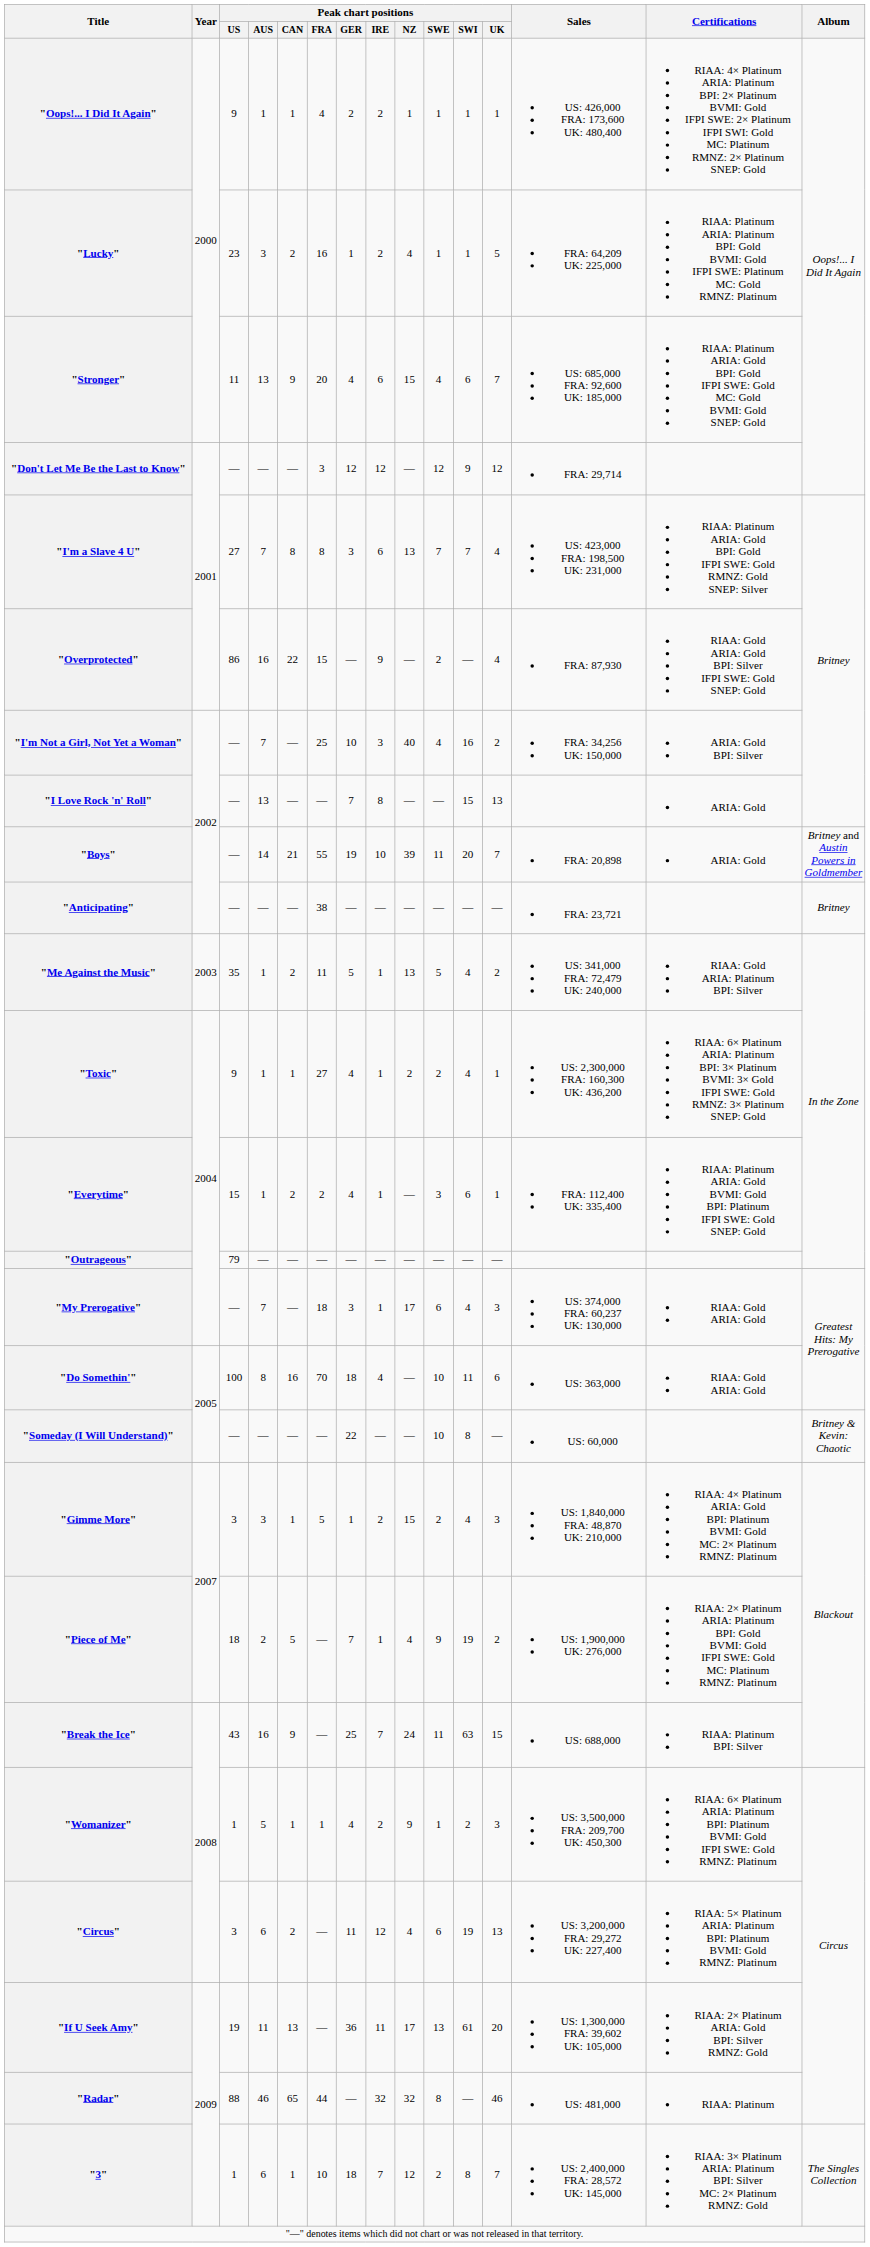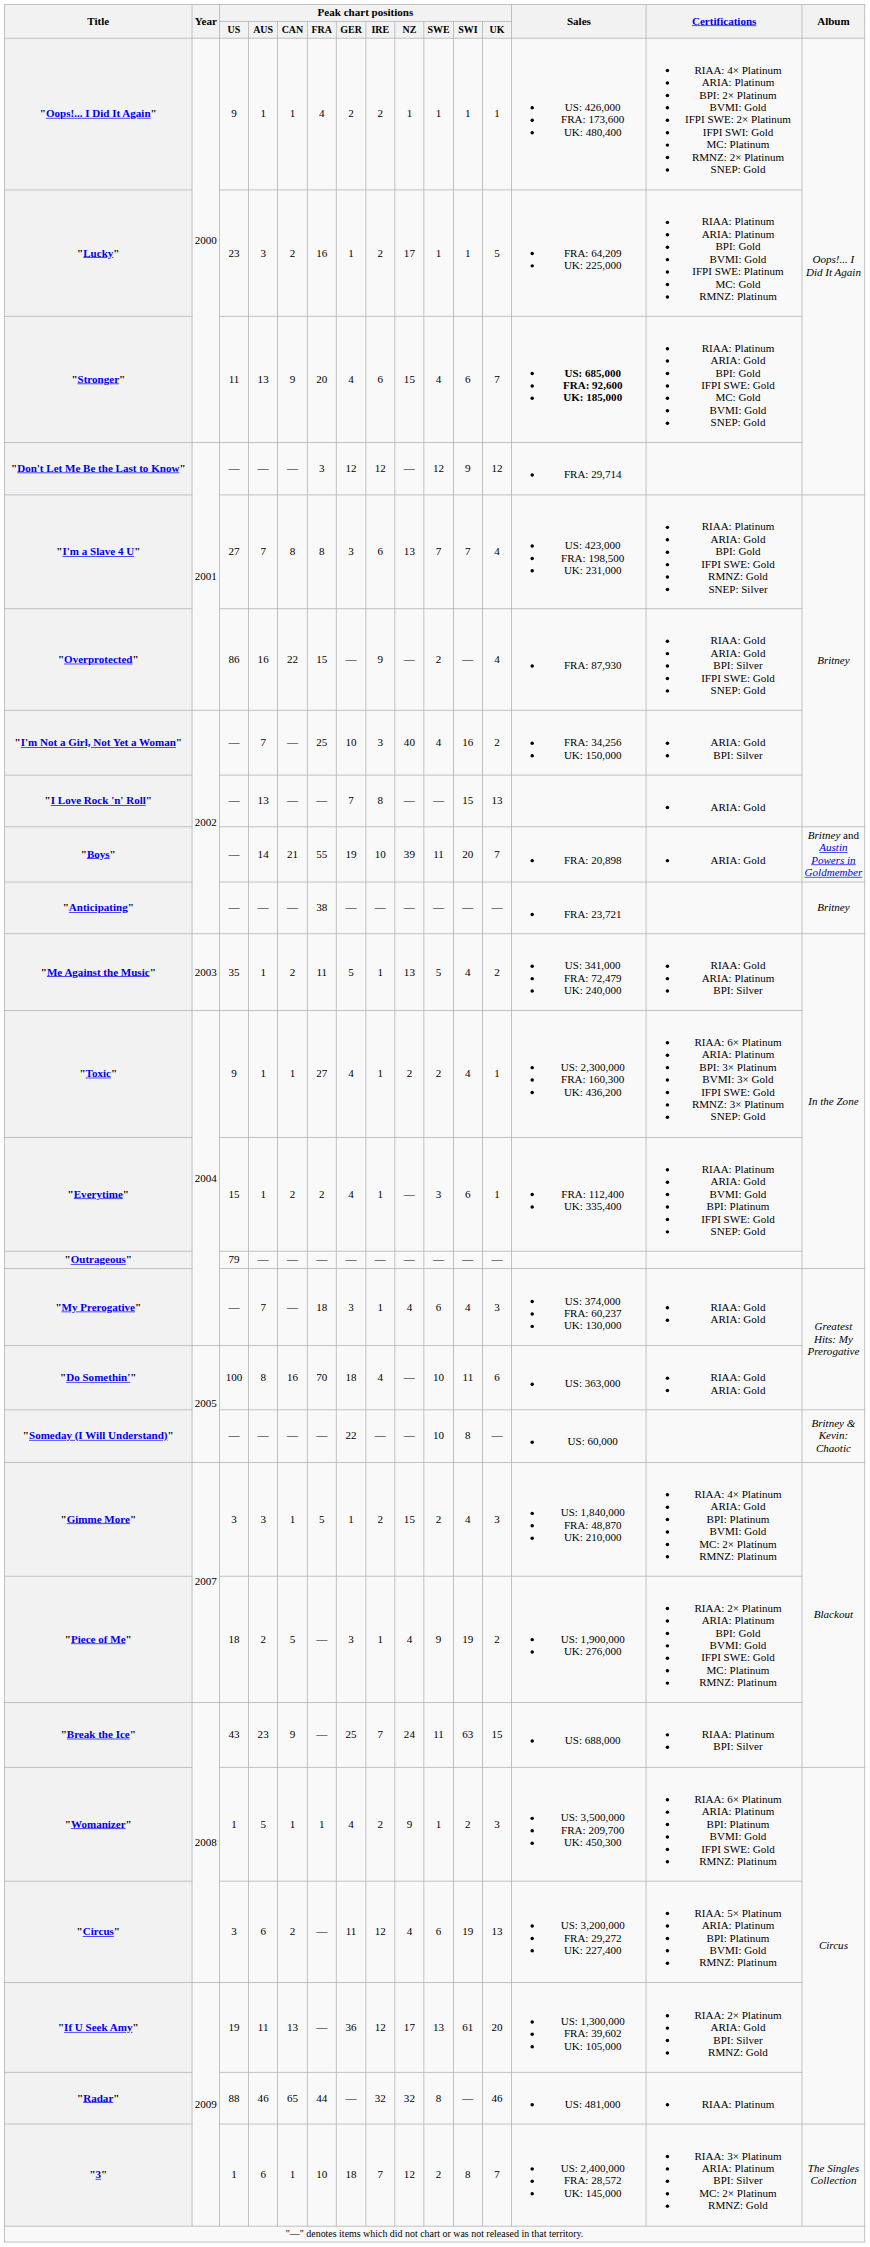(409, 253) 4 -> (409, 253) 17
(579, 386) normal -> (579, 386) bold
(409, 1307) 17 -> (409, 1307) 4
(351, 1639) 7 -> (351, 1639) 3
(263, 1734) 16 -> (263, 1734) 23
(380, 2027) 11 -> (380, 2027) 12
